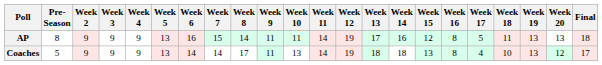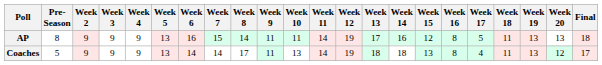(507, 53) 10 -> (507, 53) 11
